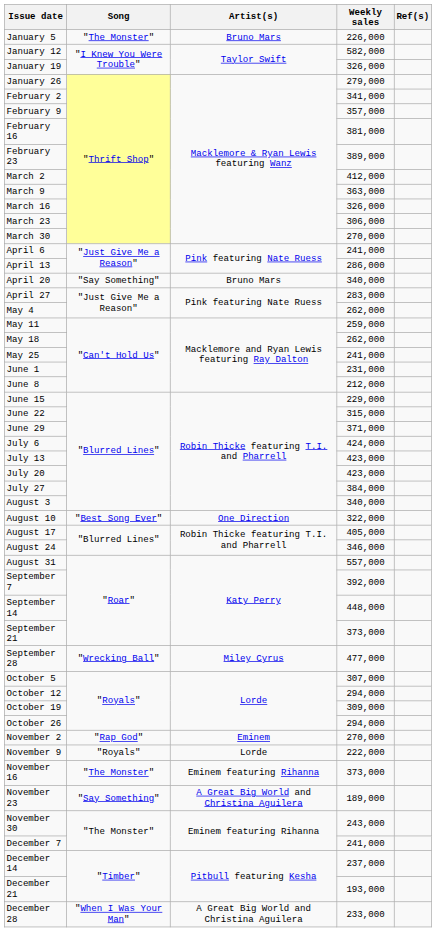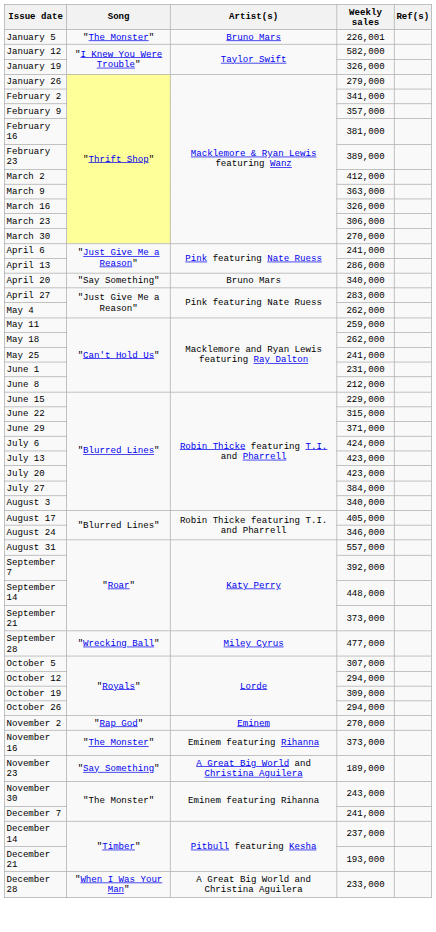(365, 37) 226,000 -> (365, 37) 226,001
- row: (31, 518)
- row: (34, 753)
